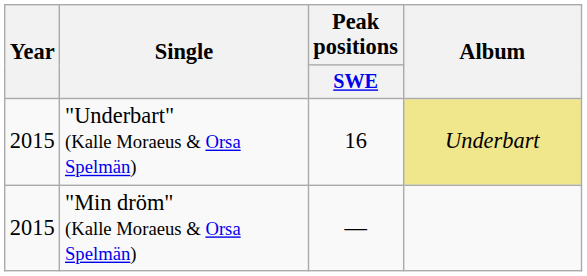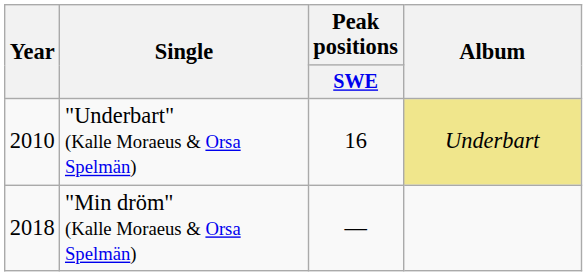(32, 141) 2015 -> (32, 141) 2010
(32, 227) 2015 -> (32, 227) 2018
